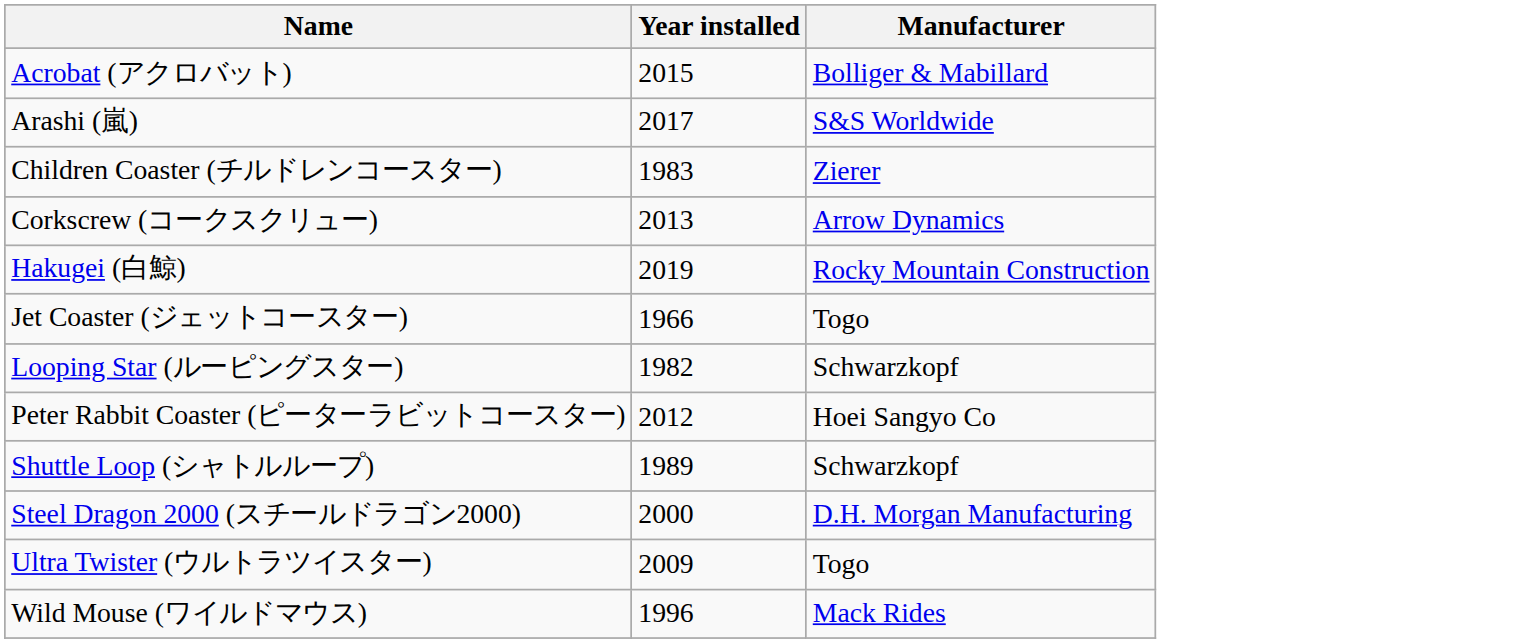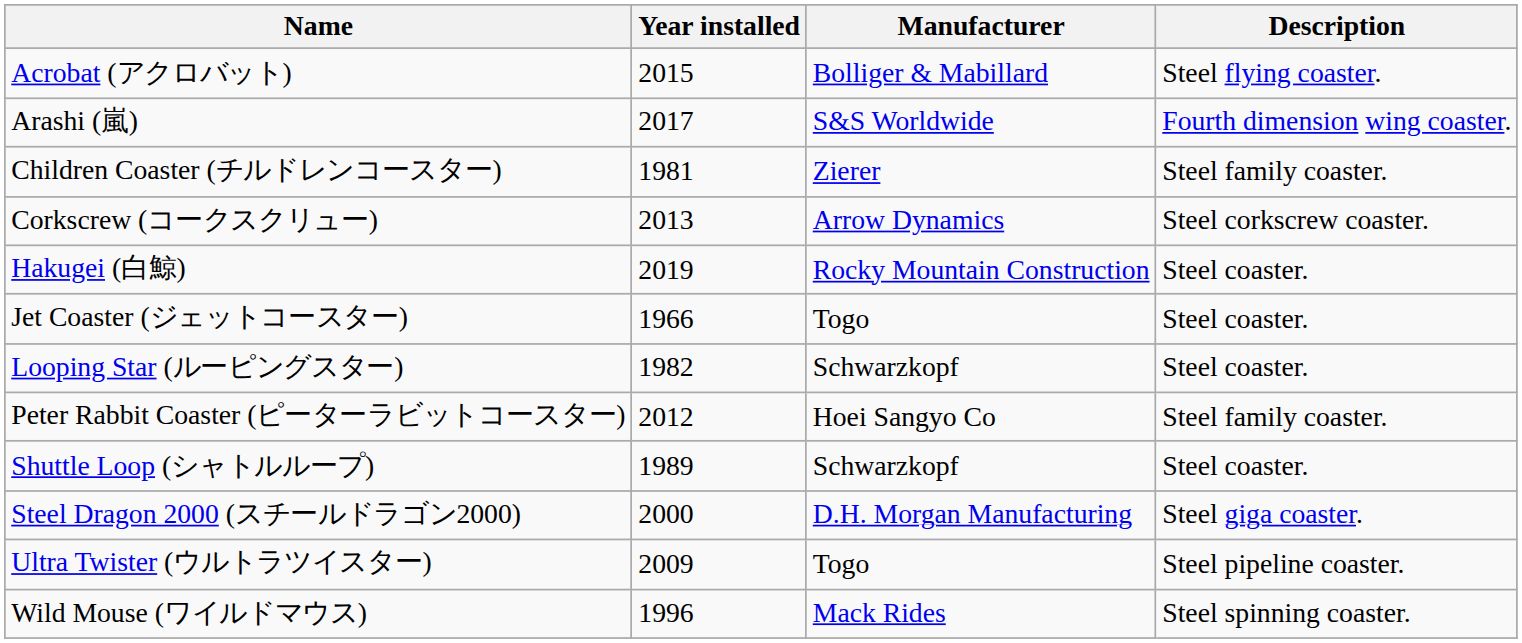+ column: (1337, 26)
(666, 171) 1983 -> (666, 171) 1981
